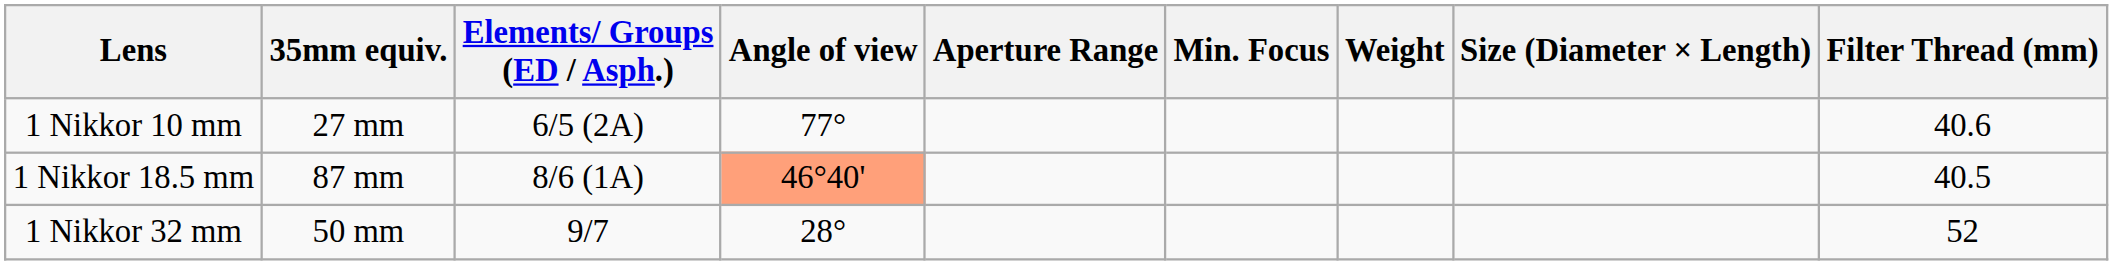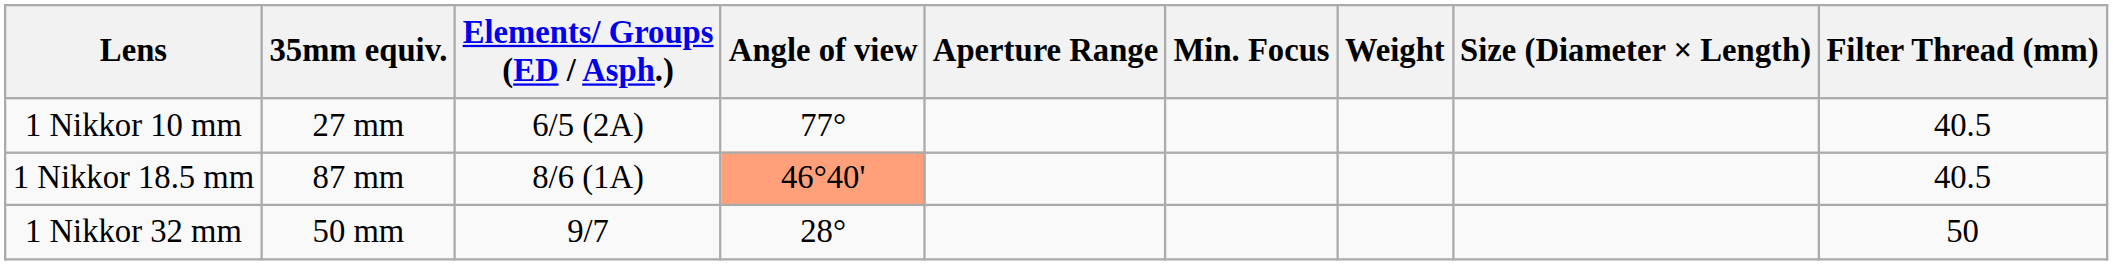(1962, 124) 40.6 -> (1962, 124) 40.5
(1962, 232) 52 -> (1962, 232) 50
